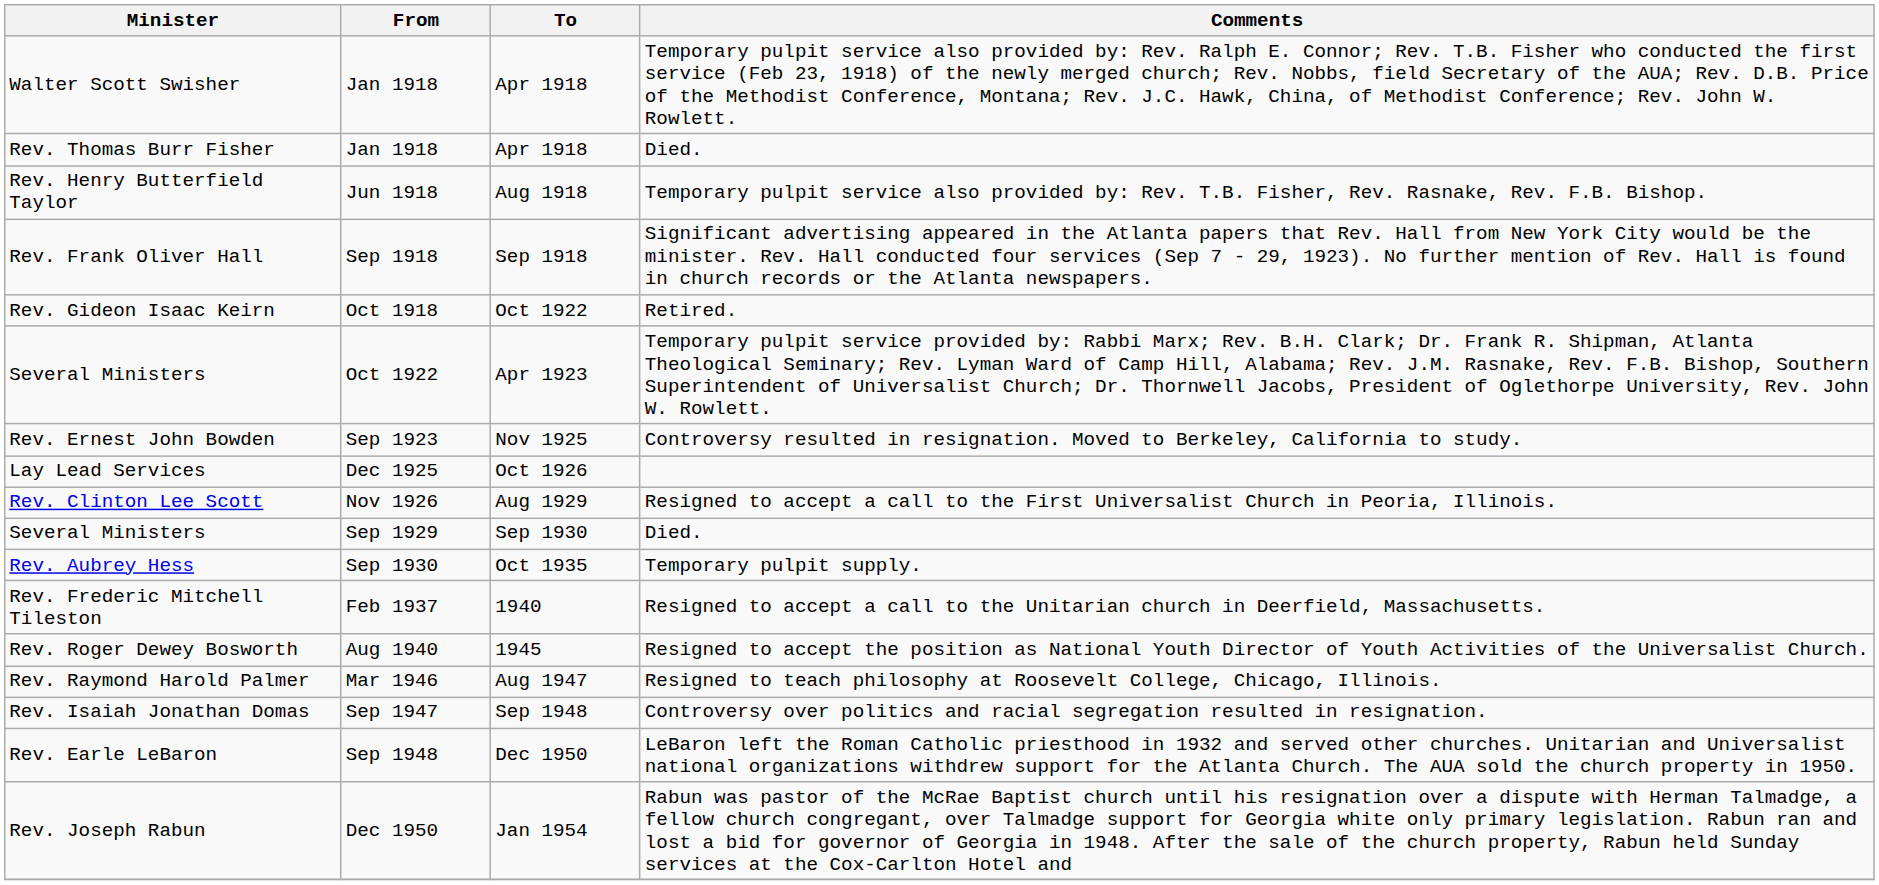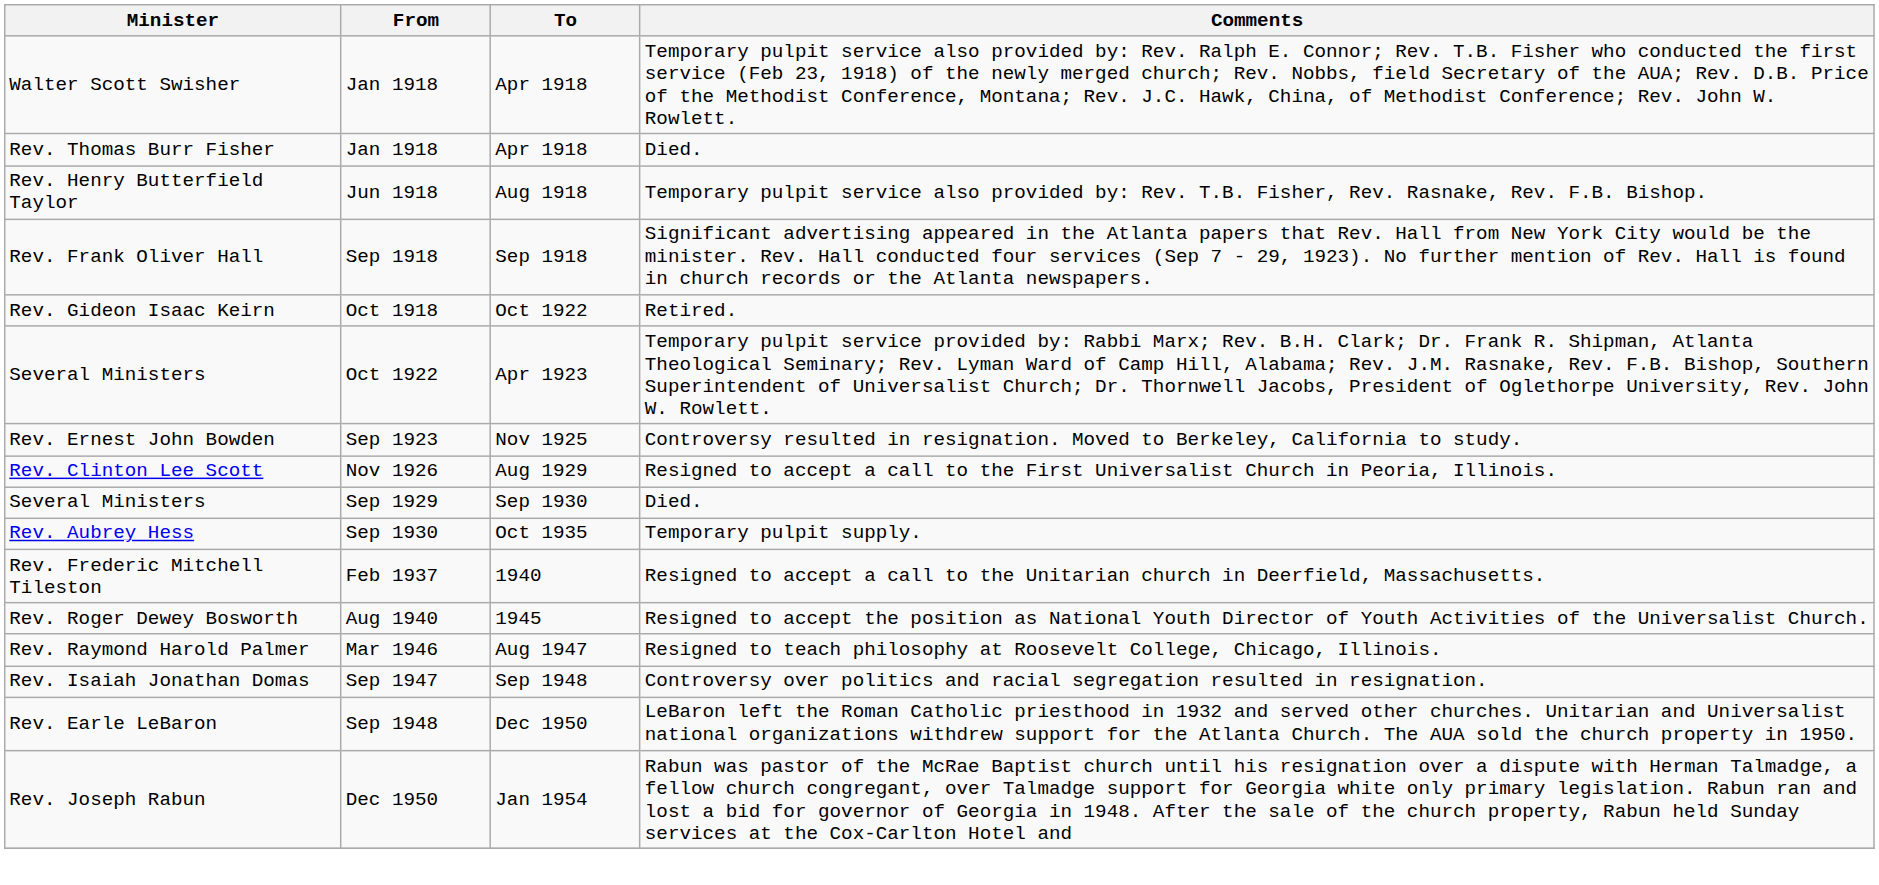- row: (107, 471)
